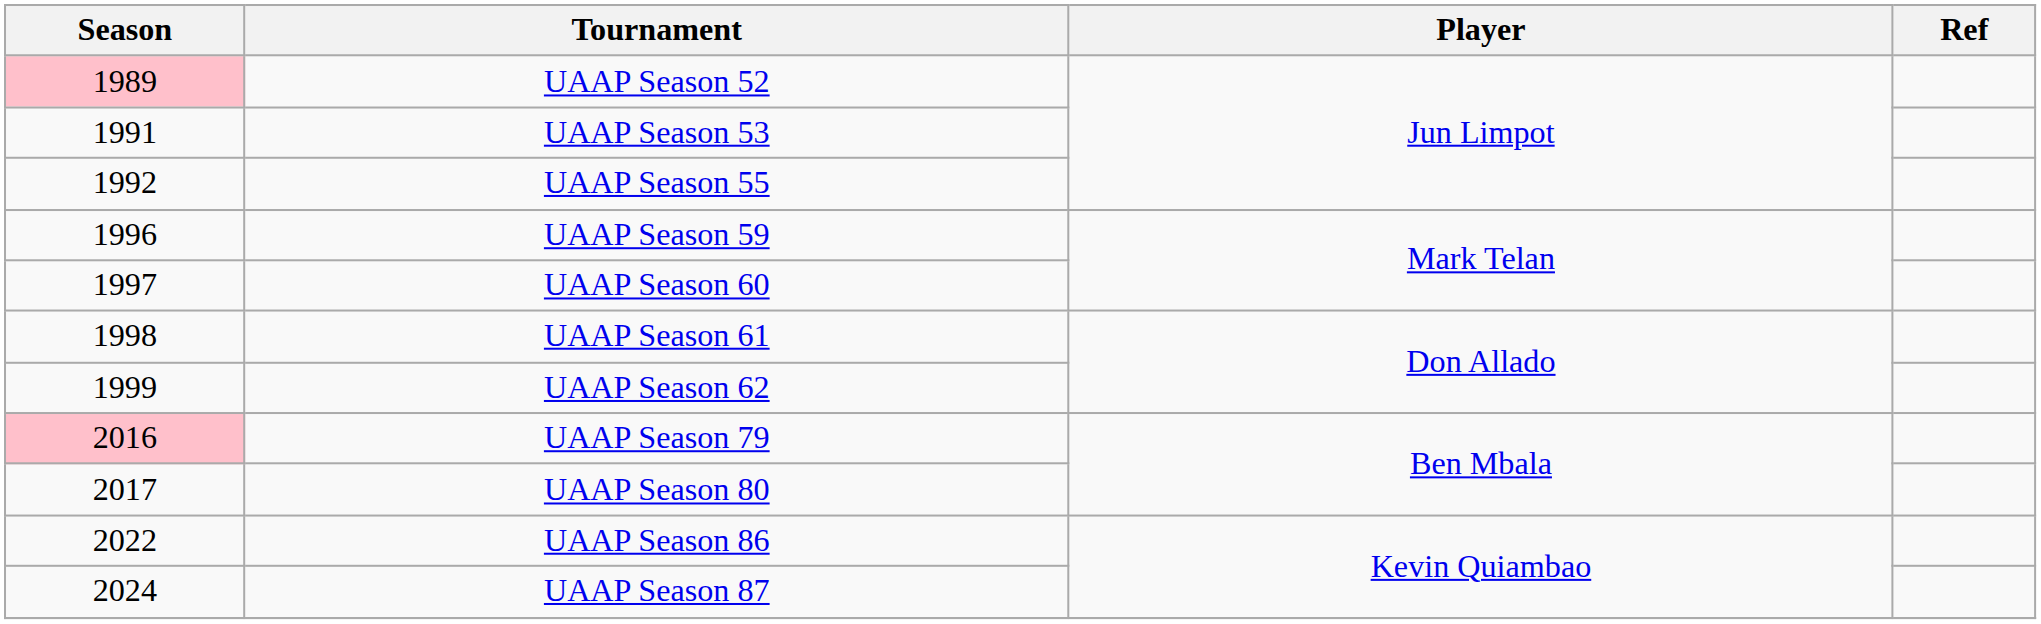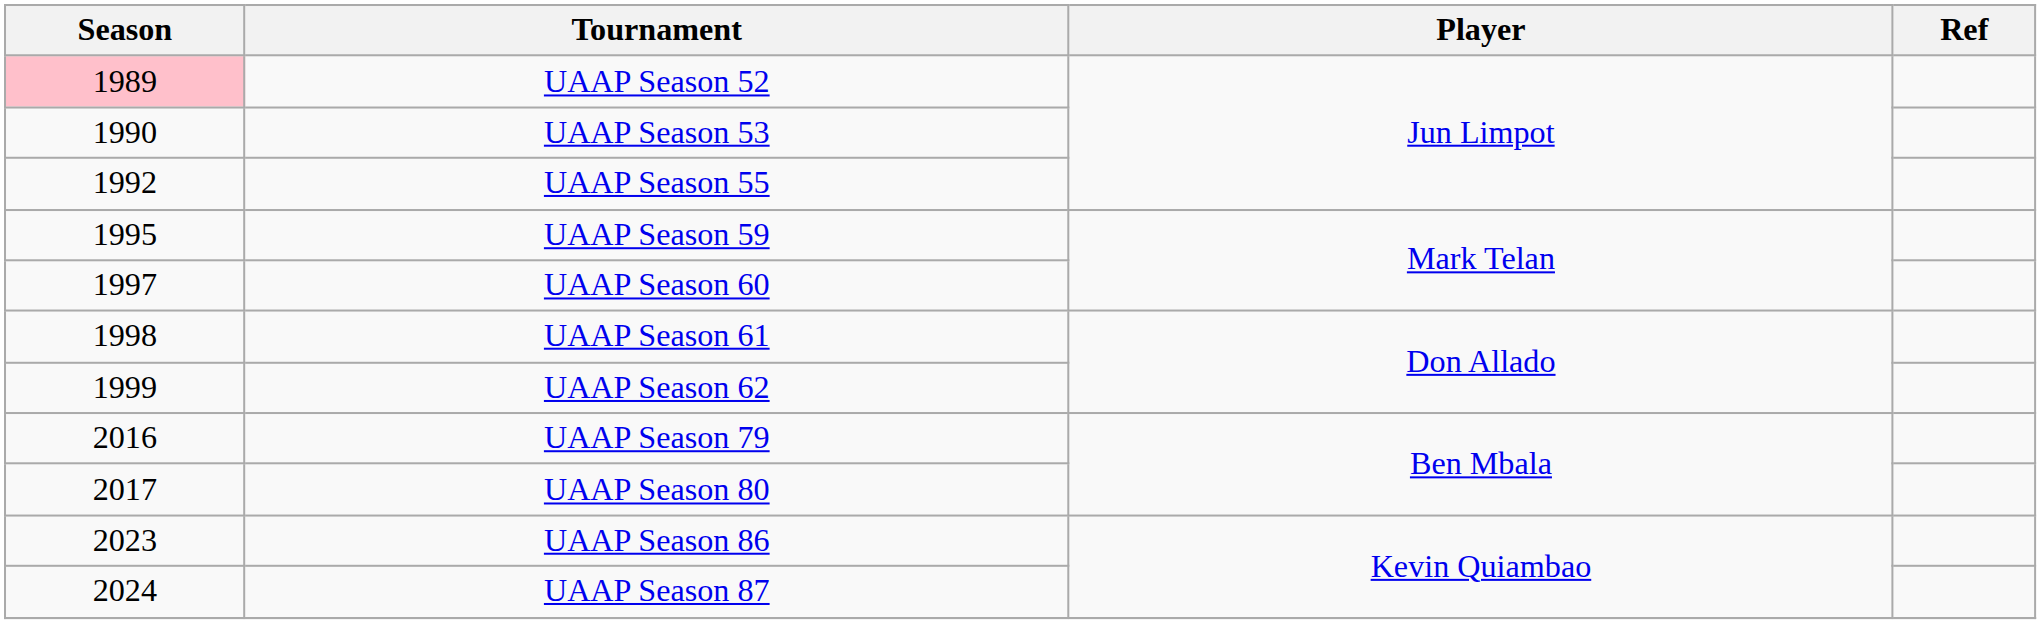(125, 132) 1991 -> (125, 132) 1990
(125, 234) 1996 -> (125, 234) 1995
(125, 438) pink background -> (125, 438) no background
(125, 540) 2022 -> (125, 540) 2023
